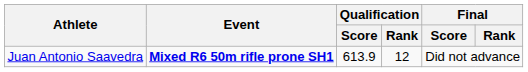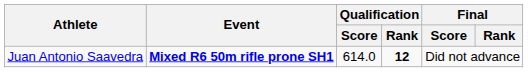(359, 56) 613.9 -> (359, 56) 614.0
(402, 56) normal -> (402, 56) bold
